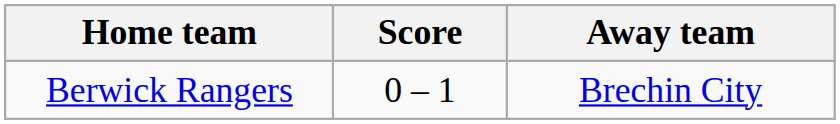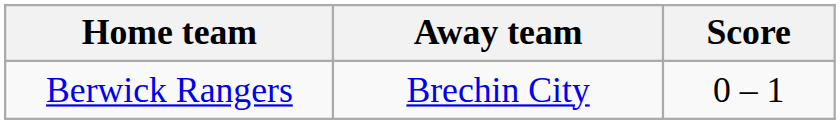columns swapped: (420, 32) <-> (671, 32)
